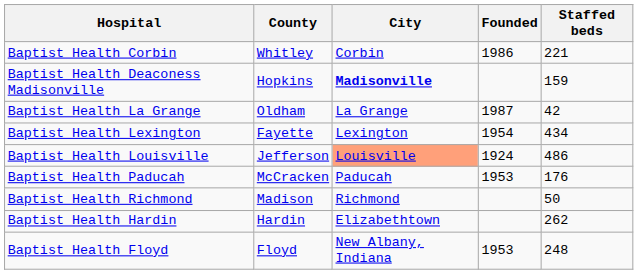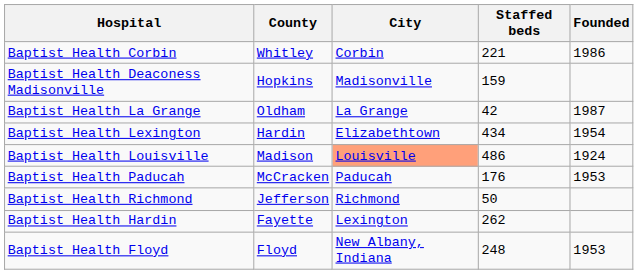columns swapped: (587, 23) <-> (510, 23)
(384, 82) bold -> (384, 82) normal
(285, 134) Fayette -> (281, 134) Hardin
(372, 134) Lexington -> (388, 134) Elizabethtown
(293, 155) Jefferson -> (285, 155) Madison
(285, 199) Madison -> (293, 199) Jefferson
(281, 221) Hardin -> (285, 221) Fayette
(388, 221) Elizabethtown -> (372, 221) Lexington
